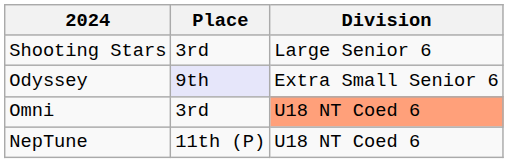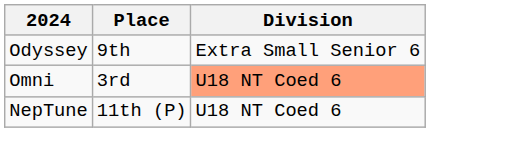- row: (88, 50)
(192, 81) lavender background -> (114, 50) no background
